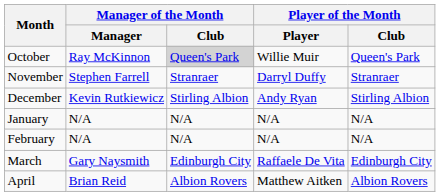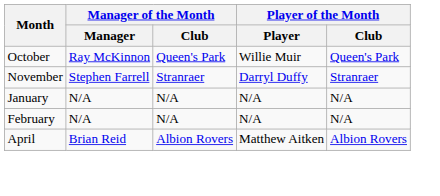(205, 56) lightgrey background -> (191, 56) no background
- row: (34, 98)
- row: (25, 160)
